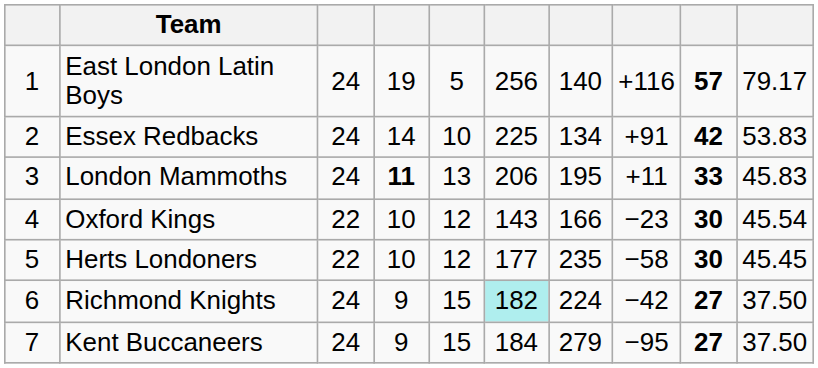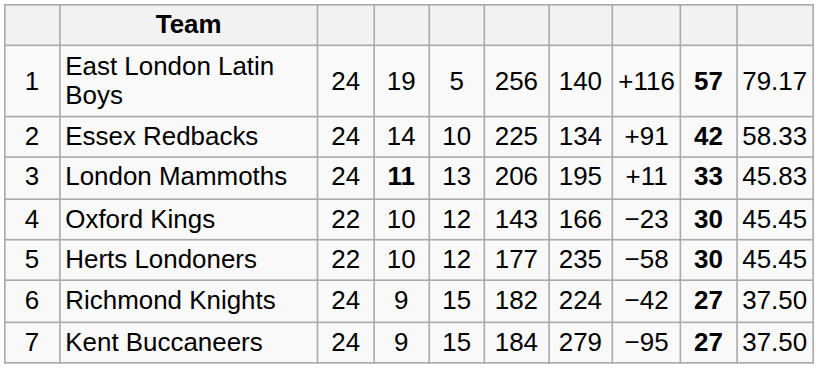(775, 136) 53.83 -> (775, 136) 58.33
(775, 218) 45.54 -> (775, 218) 45.45
(516, 300) paleturquoise background -> (516, 300) no background
